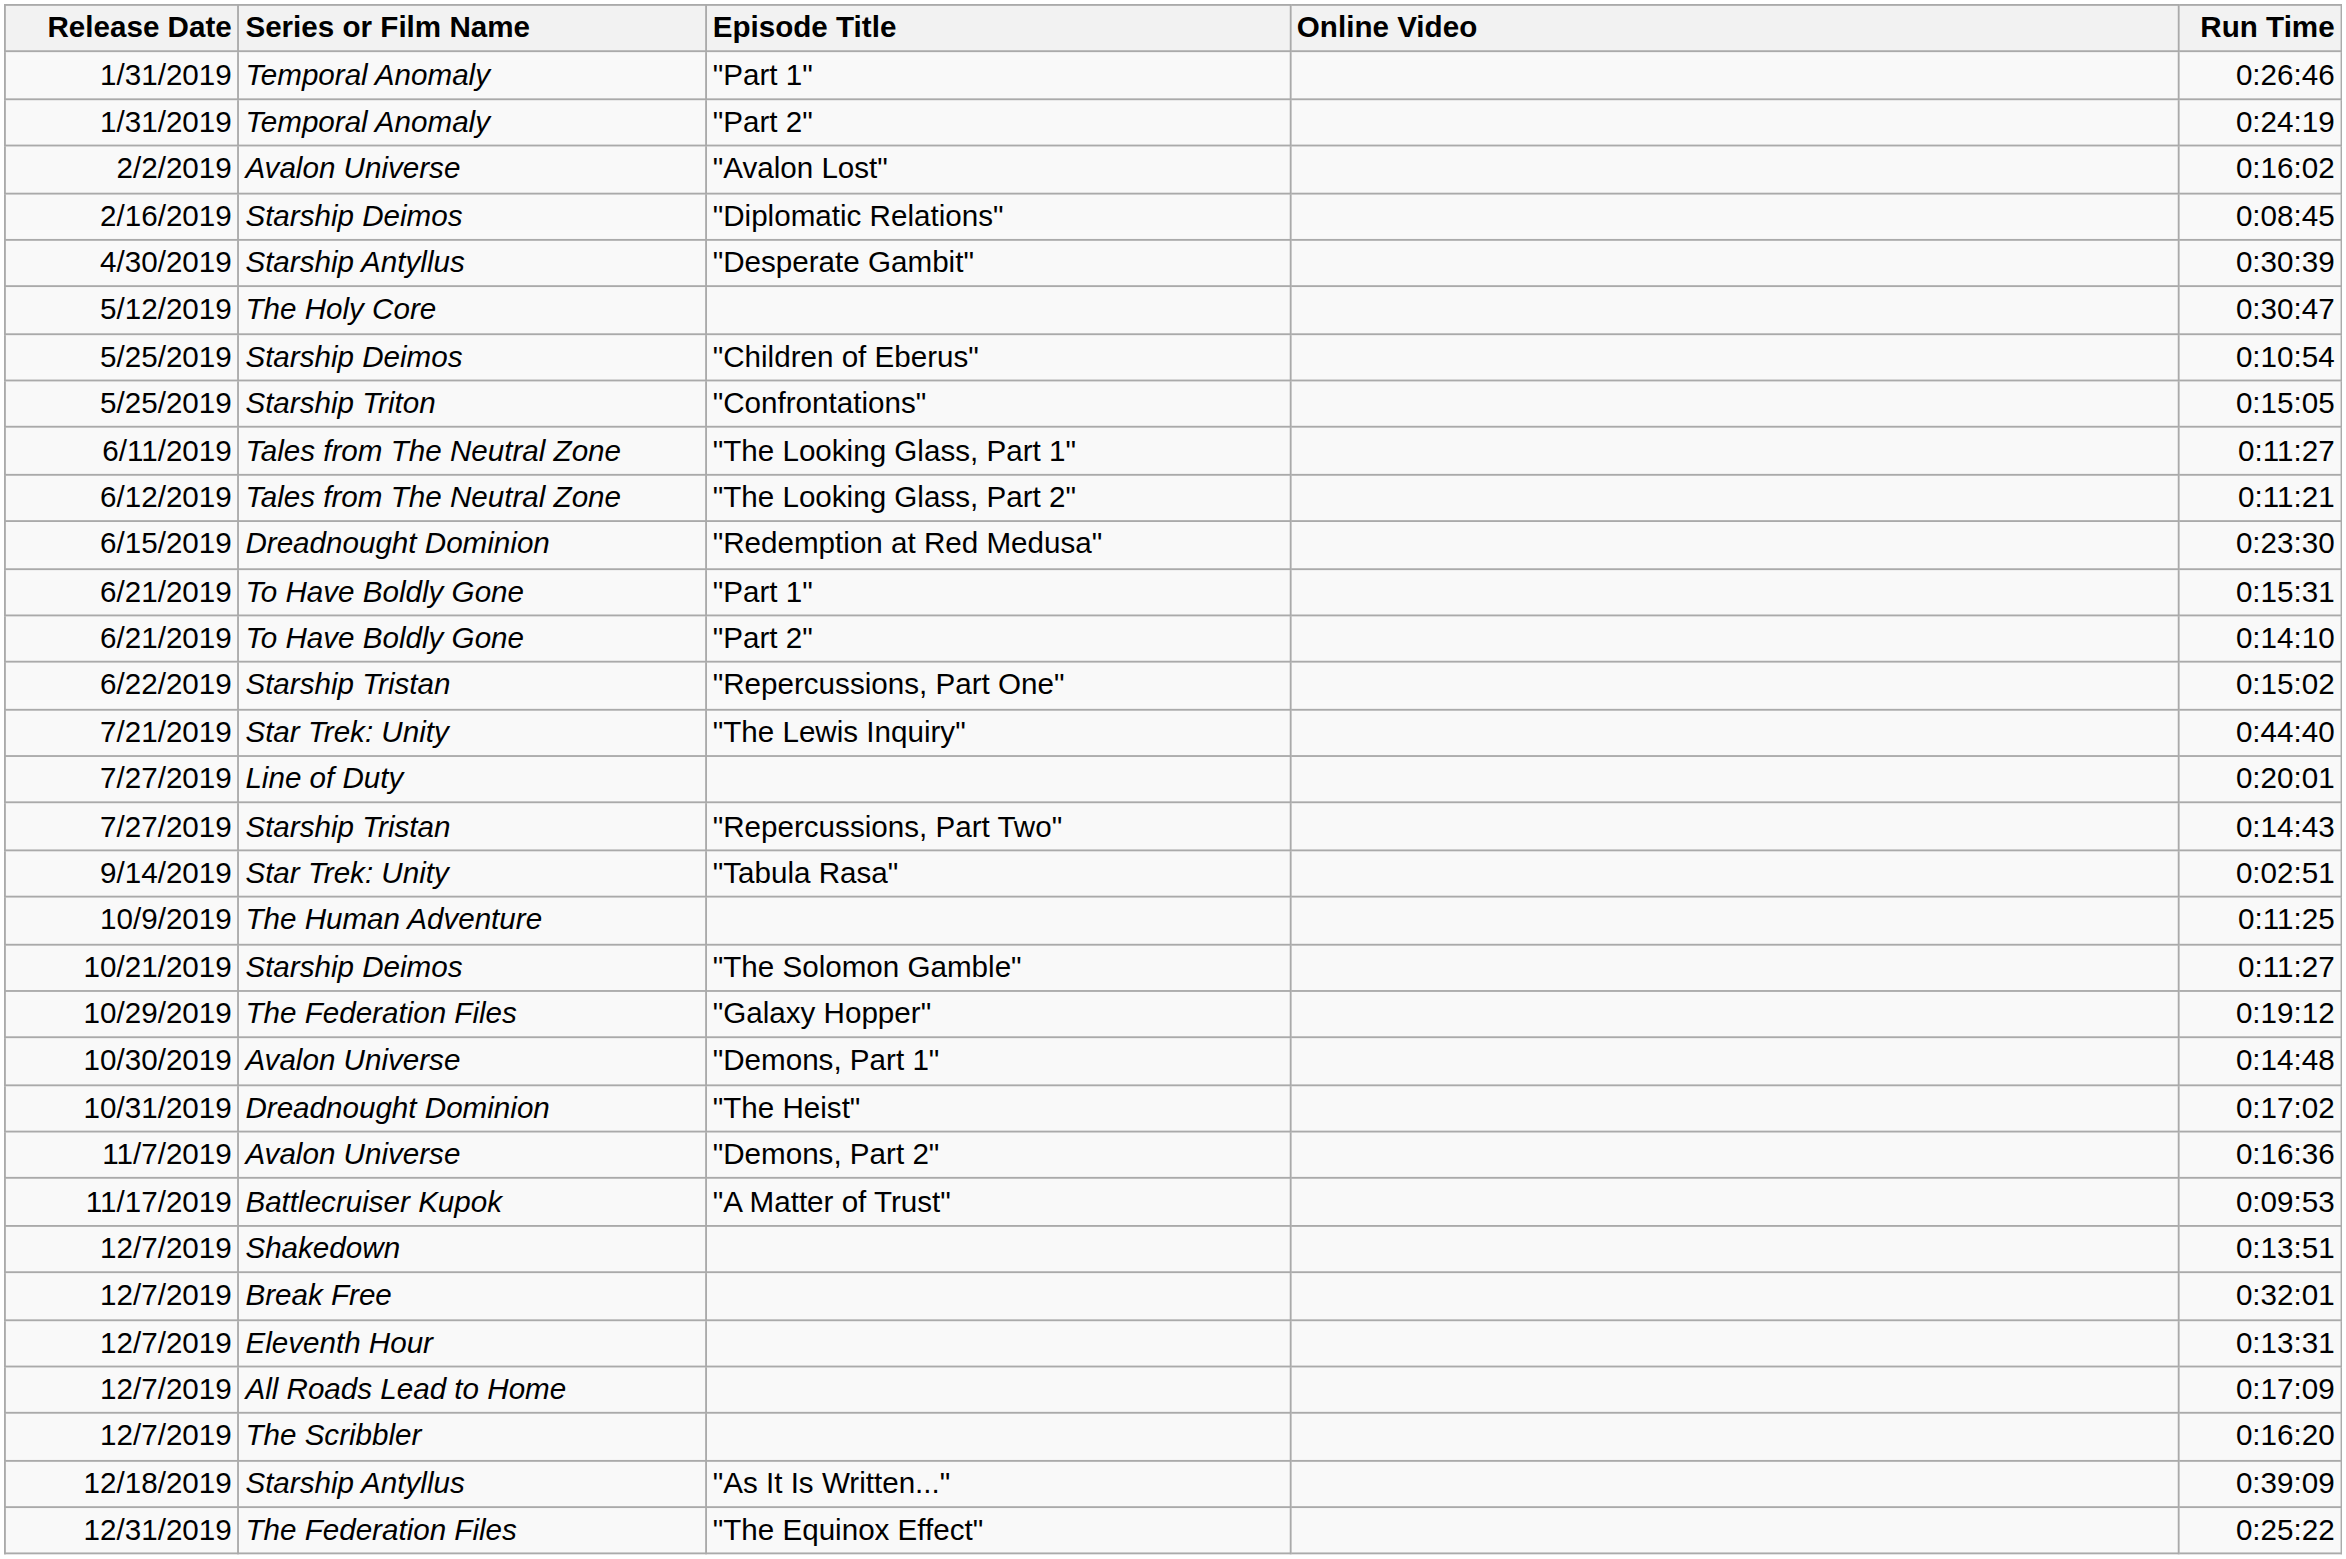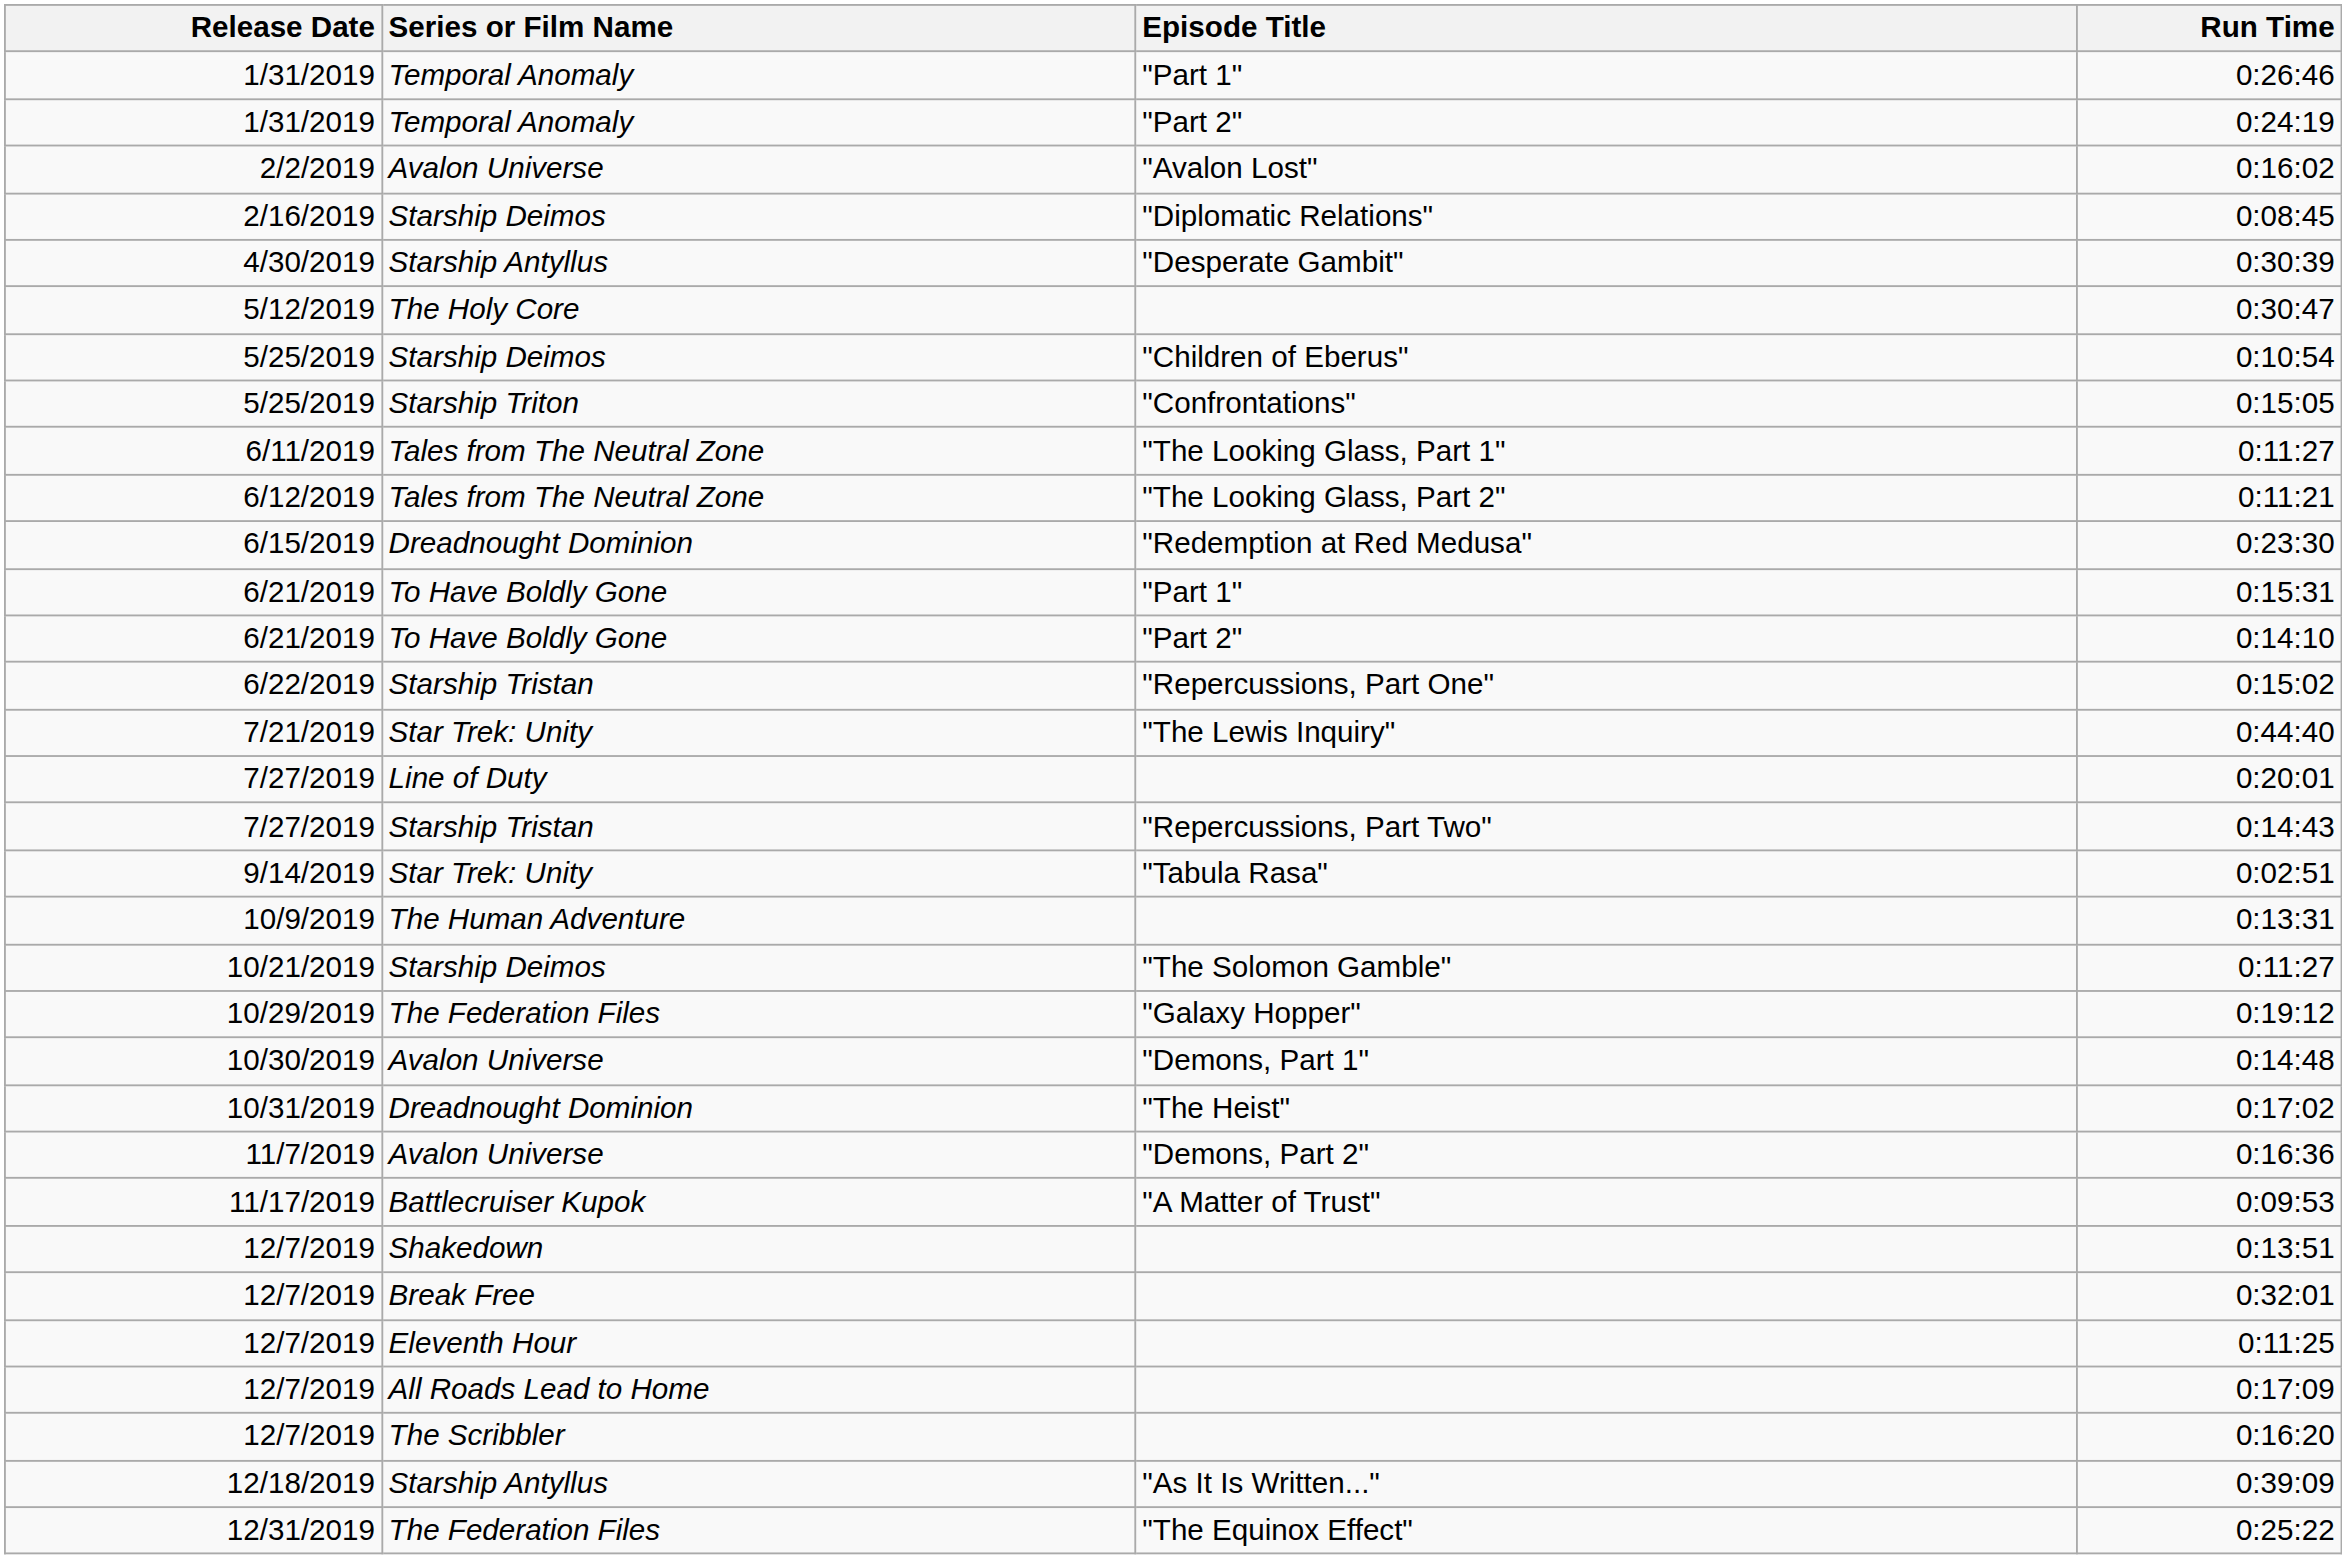- column: (1387, 27)
(2286, 919) 0:11:25 -> (2285, 919) 0:13:31
(2285, 1342) 0:13:31 -> (2286, 1342) 0:11:25
